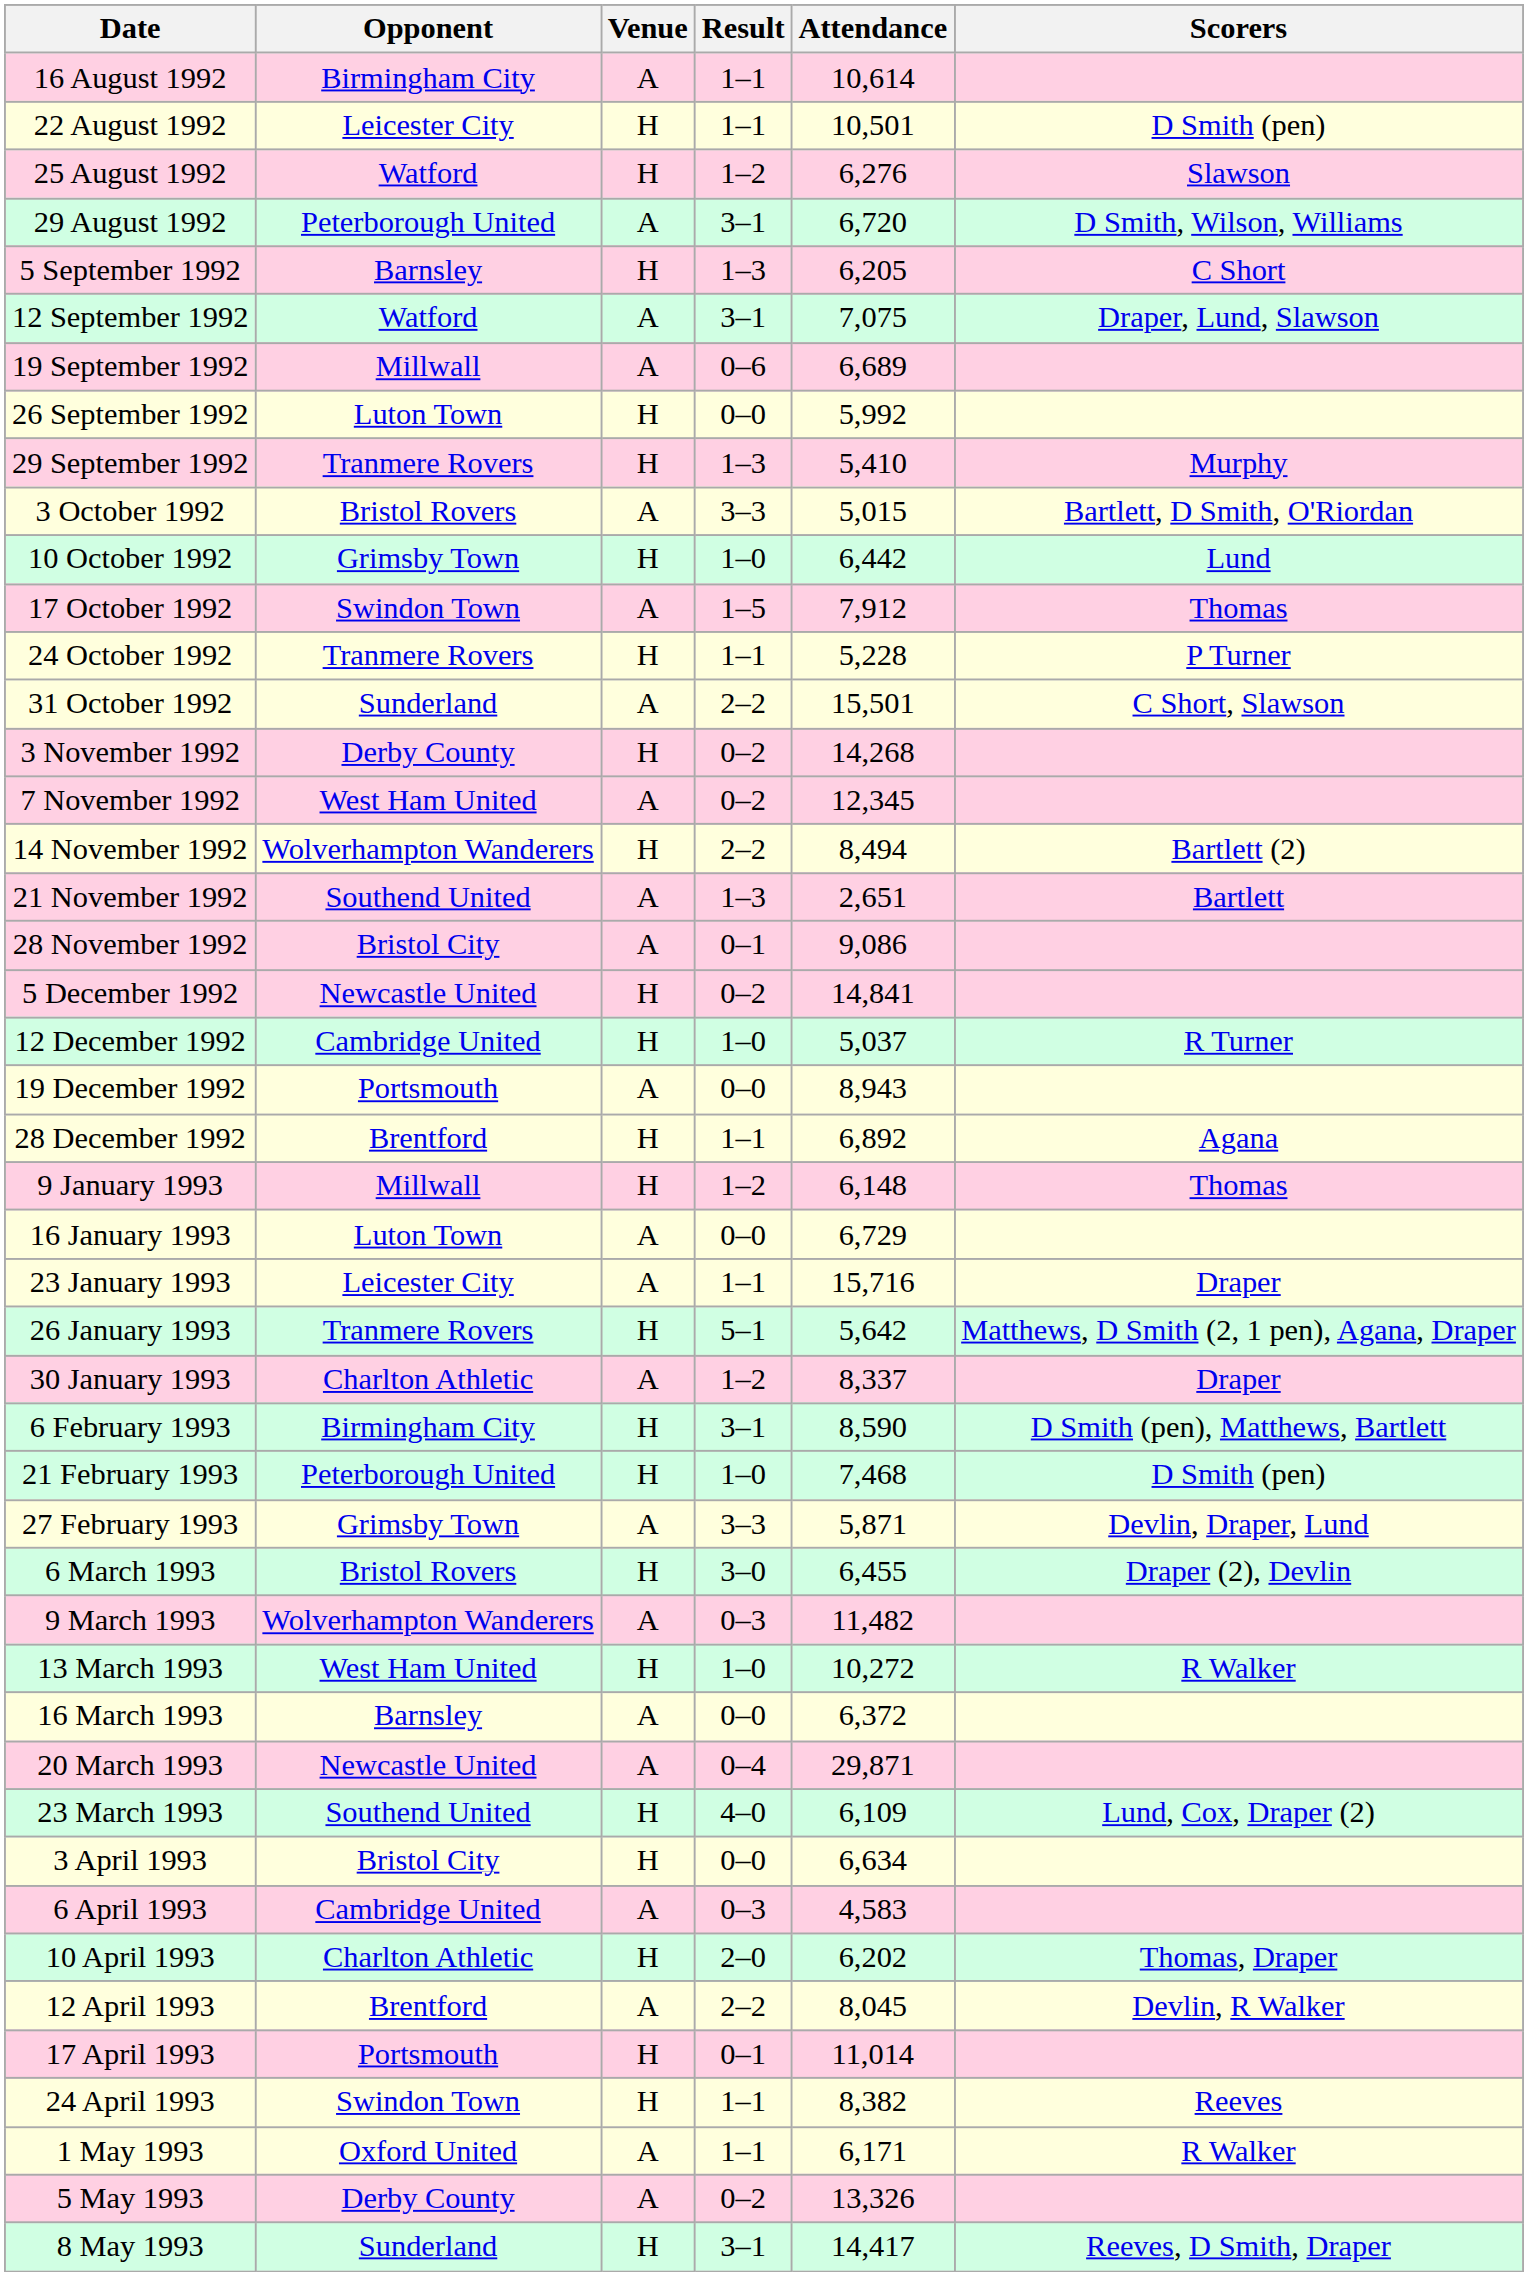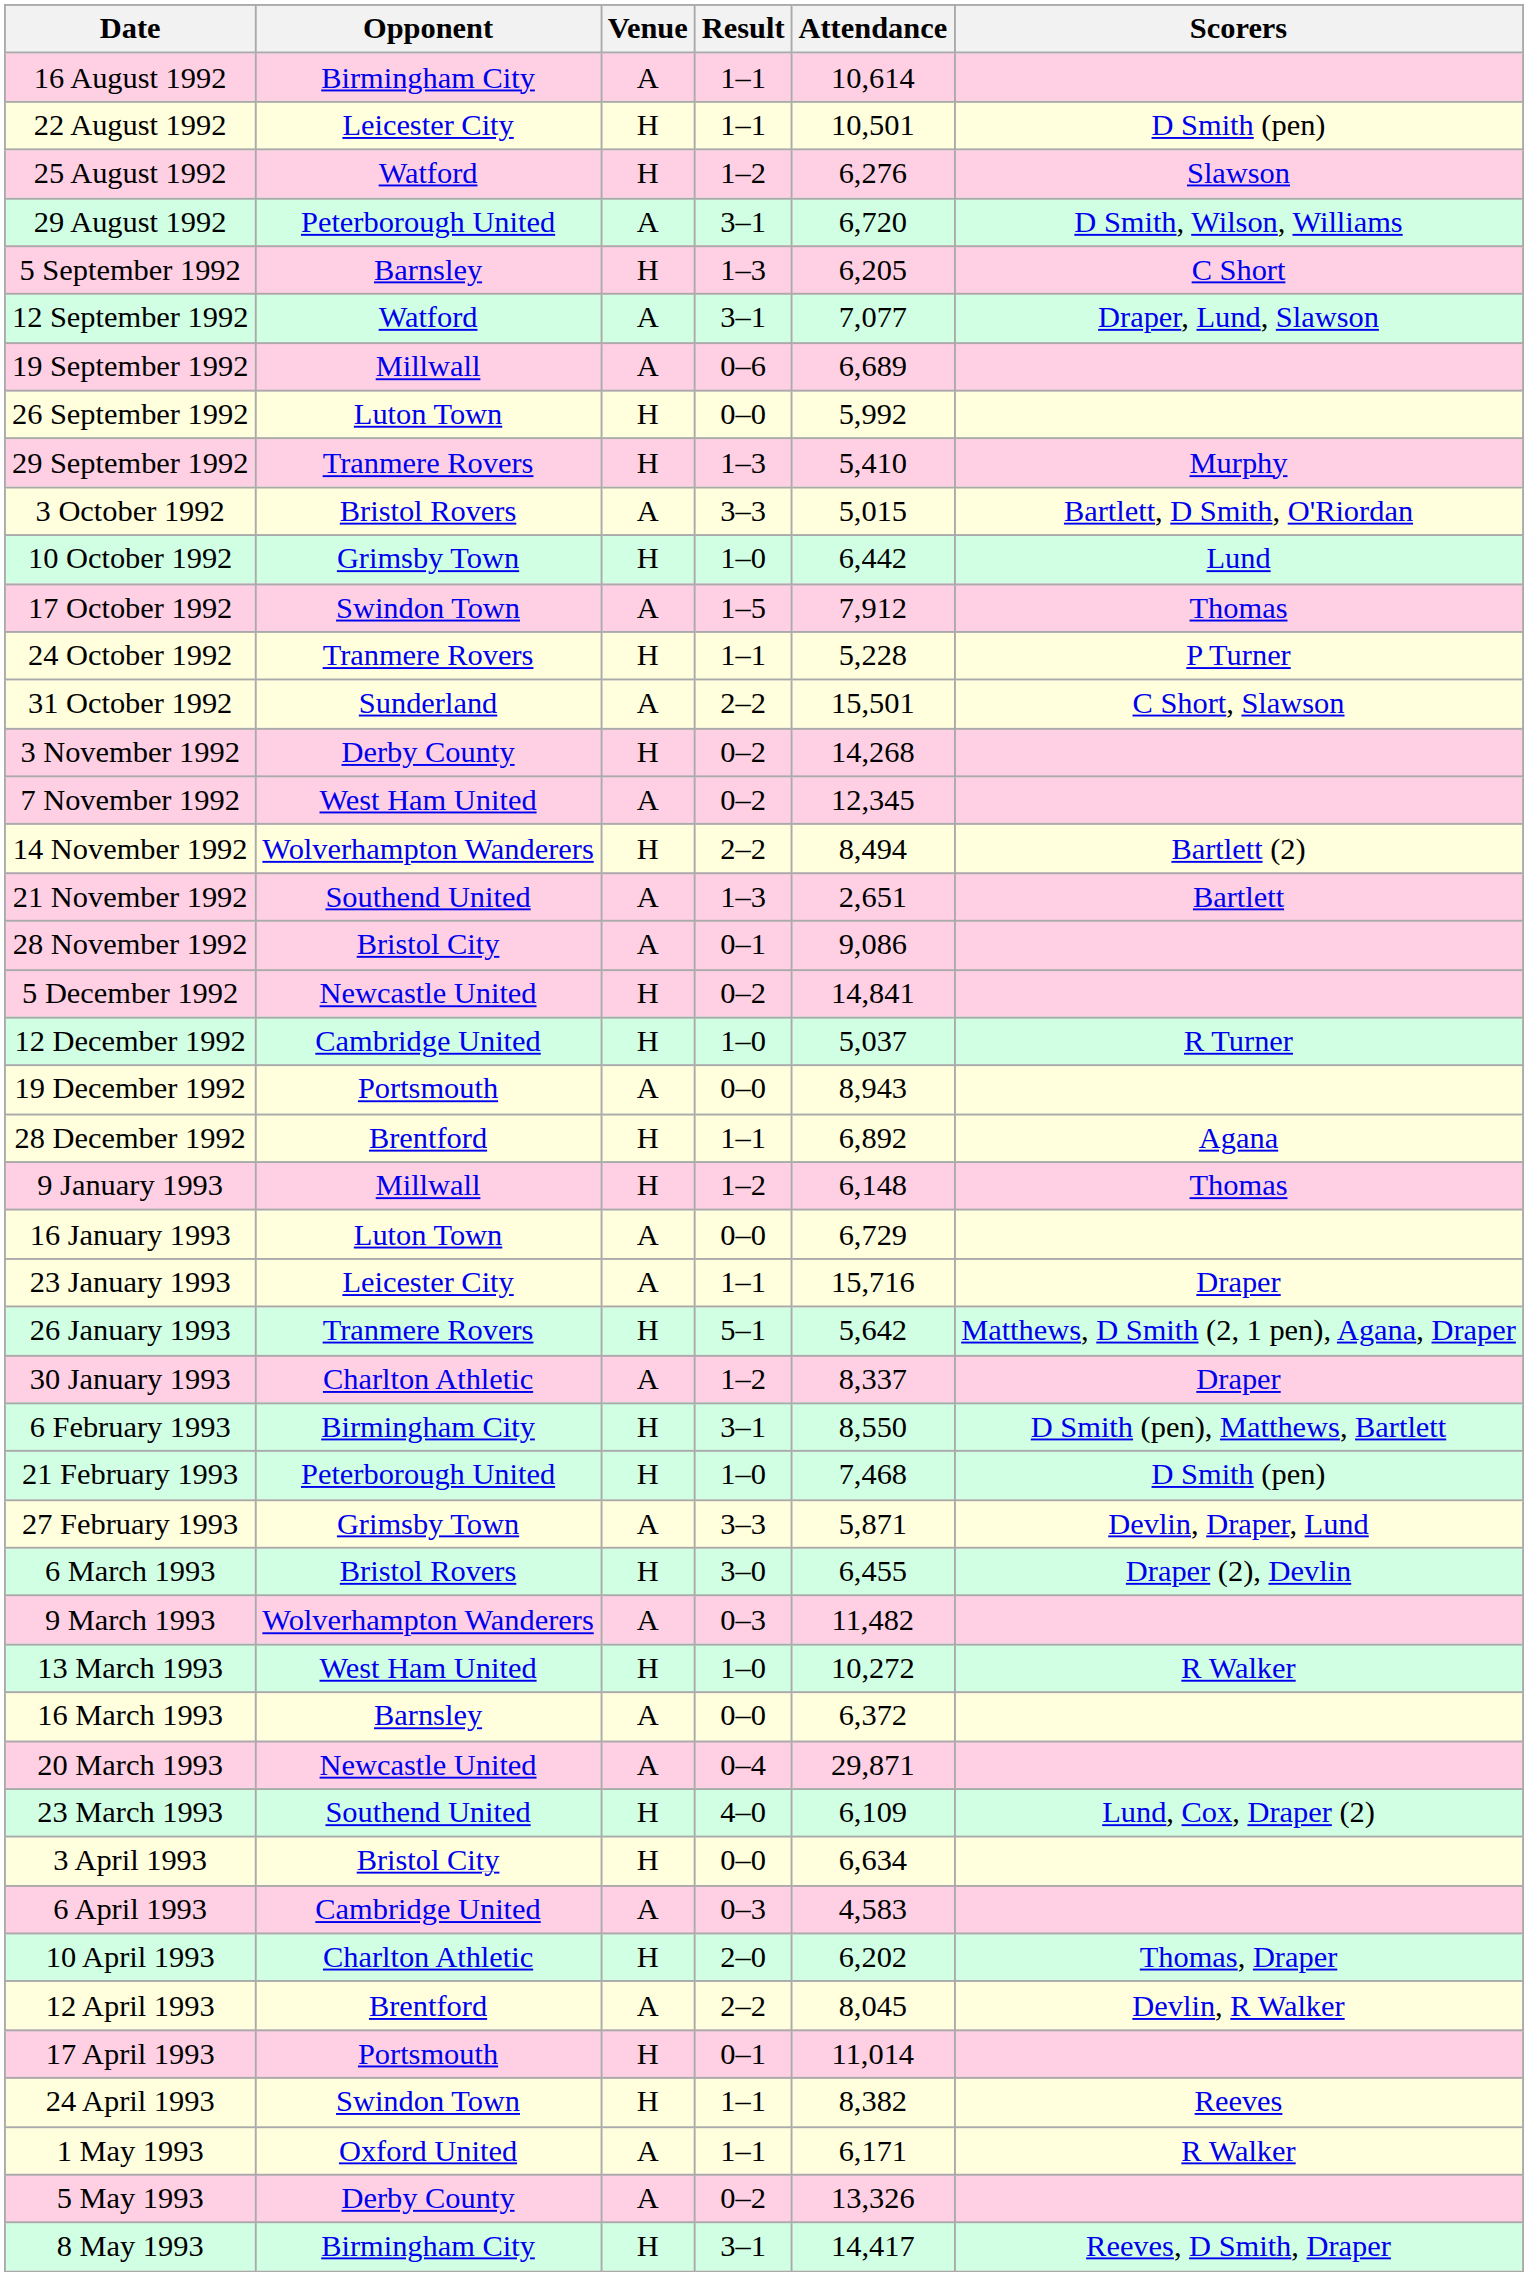(873, 317) 7,075 -> (873, 317) 7,077
(873, 1426) 8,590 -> (873, 1426) 8,550
(428, 2246) Sunderland -> (428, 2246) Birmingham City
